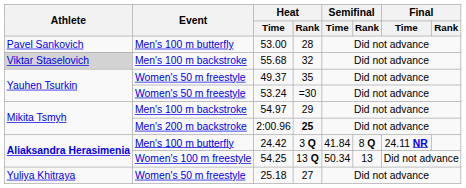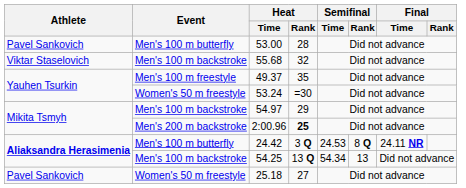(48, 61) lightgrey background -> (48, 61) no background
(190, 78) Women's 50 m freestyle -> (185, 78) Men's 100 m freestyle
(337, 143) 41.84 -> (333, 143) 24.53
(193, 159) Women's 100 m freestyle -> (191, 159) Men's 100 m backstroke
(337, 159) 50.34 -> (333, 159) 54.34
(41, 176) Yuliya Khitraya -> (45, 176) Pavel Sankovich
